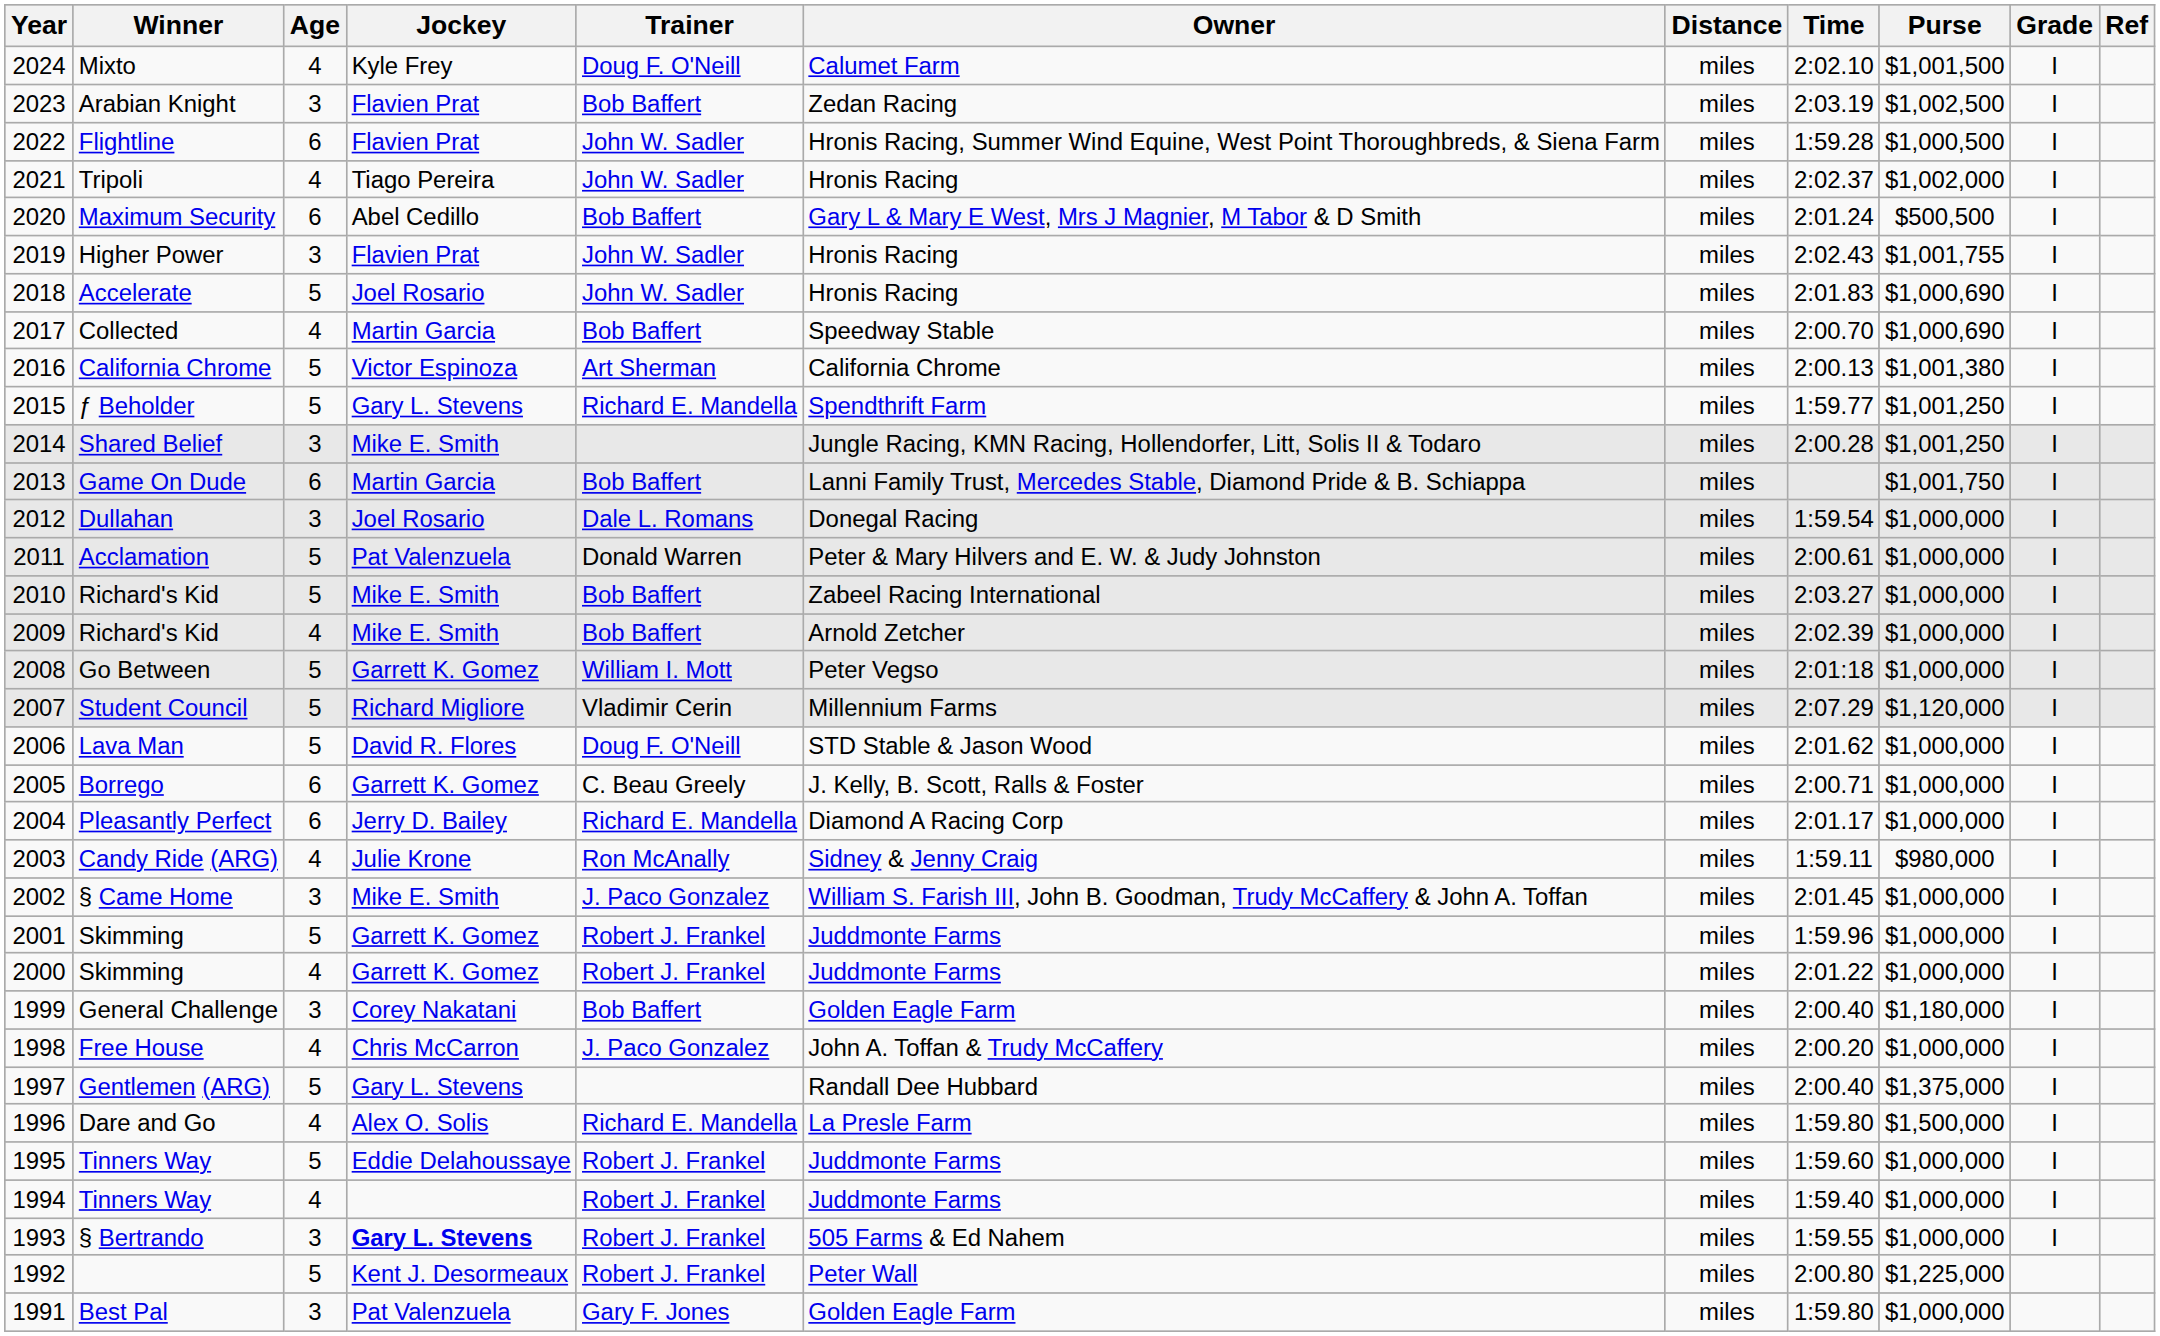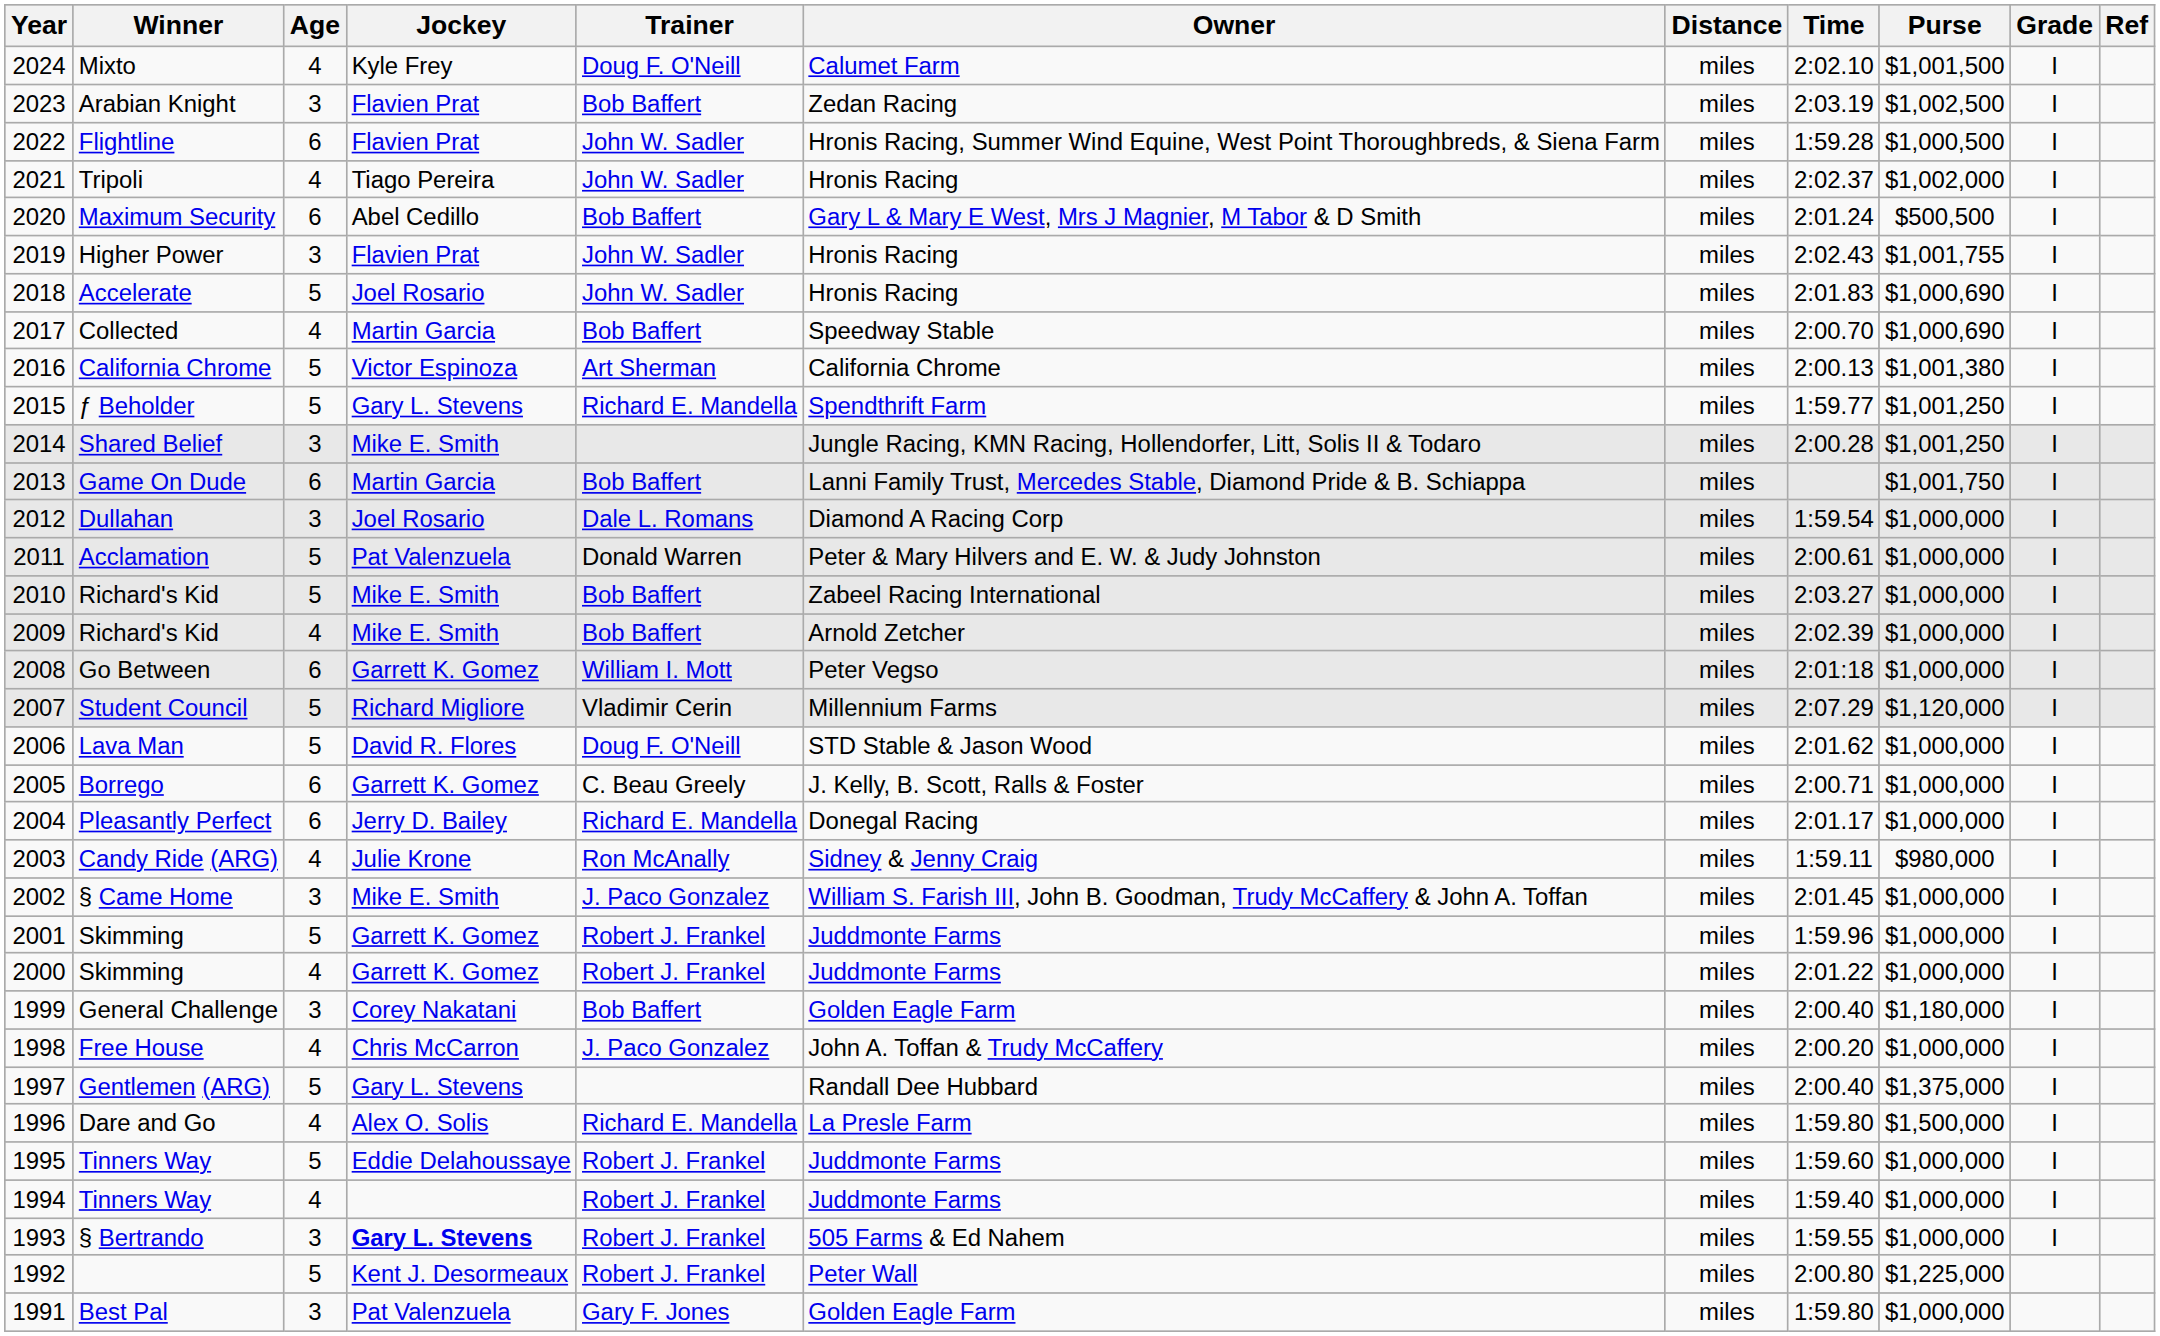(893, 519) Donegal Racing -> (936, 519) Diamond A Racing Corp
(315, 670) 5 -> (315, 670) 6
(936, 821) Diamond A Racing Corp -> (893, 821) Donegal Racing
